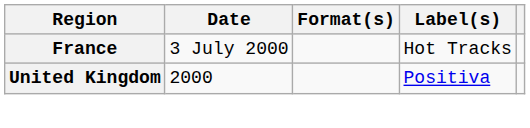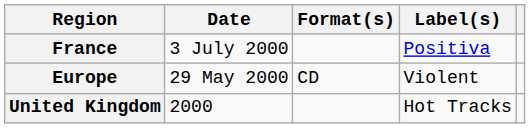(458, 49) Hot Tracks -> (447, 49) Positiva
+ row: (85, 78)
(447, 78) Positiva -> (458, 108) Hot Tracks
